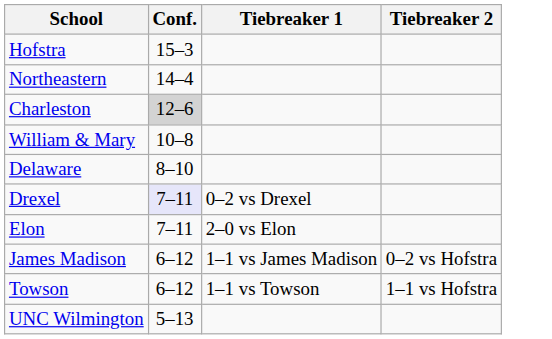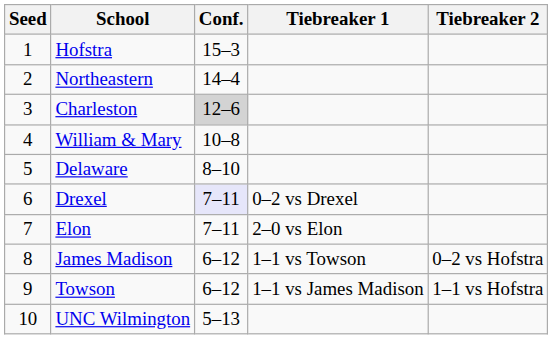+ column: (28, 19)
(291, 259) 1–1 vs James Madison -> (309, 259) 1–1 vs Towson
(263, 288) 1–1 vs Towson -> (338, 288) 1–1 vs James Madison
